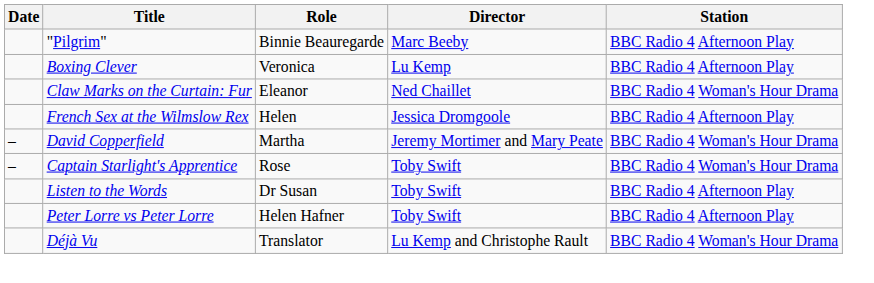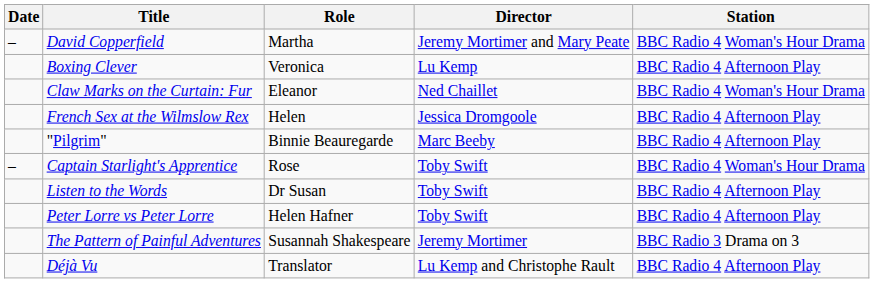rows swapped: (77, 41) <-> (105, 141)
+ row: (154, 240)
(724, 240) BBC Radio 4 Woman's Hour Drama -> (729, 265) BBC Radio 4 Afternoon Play
